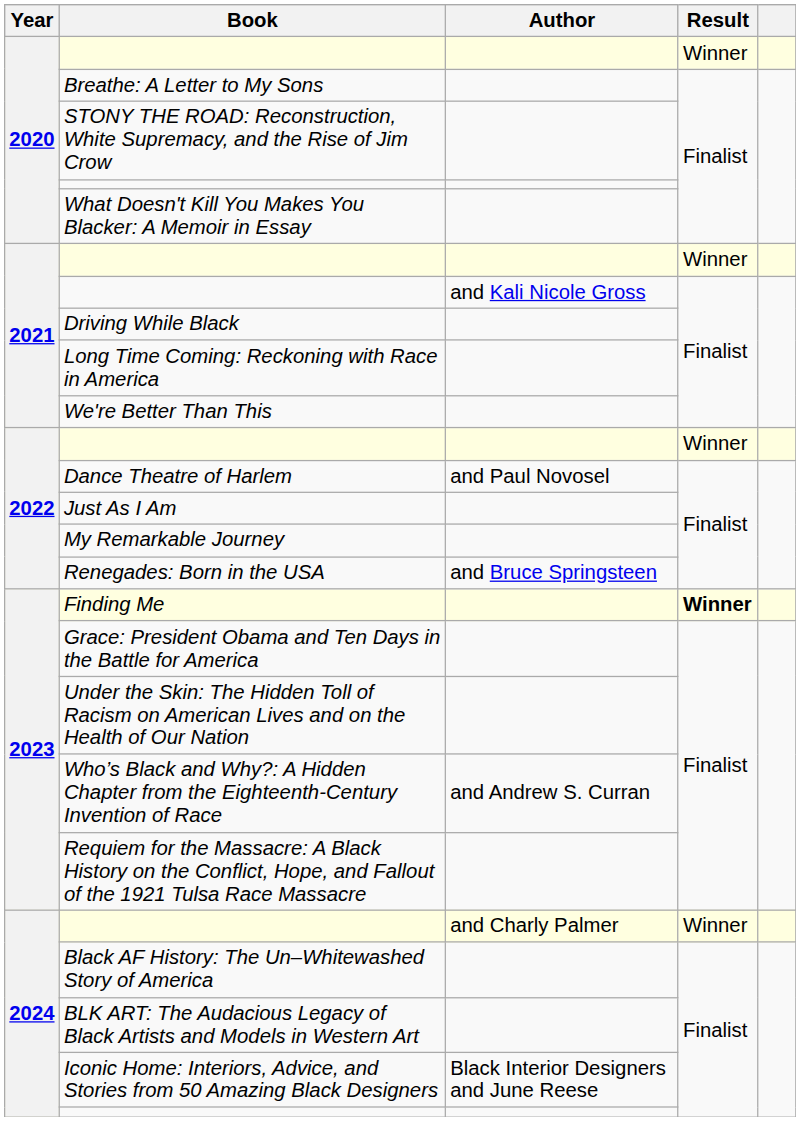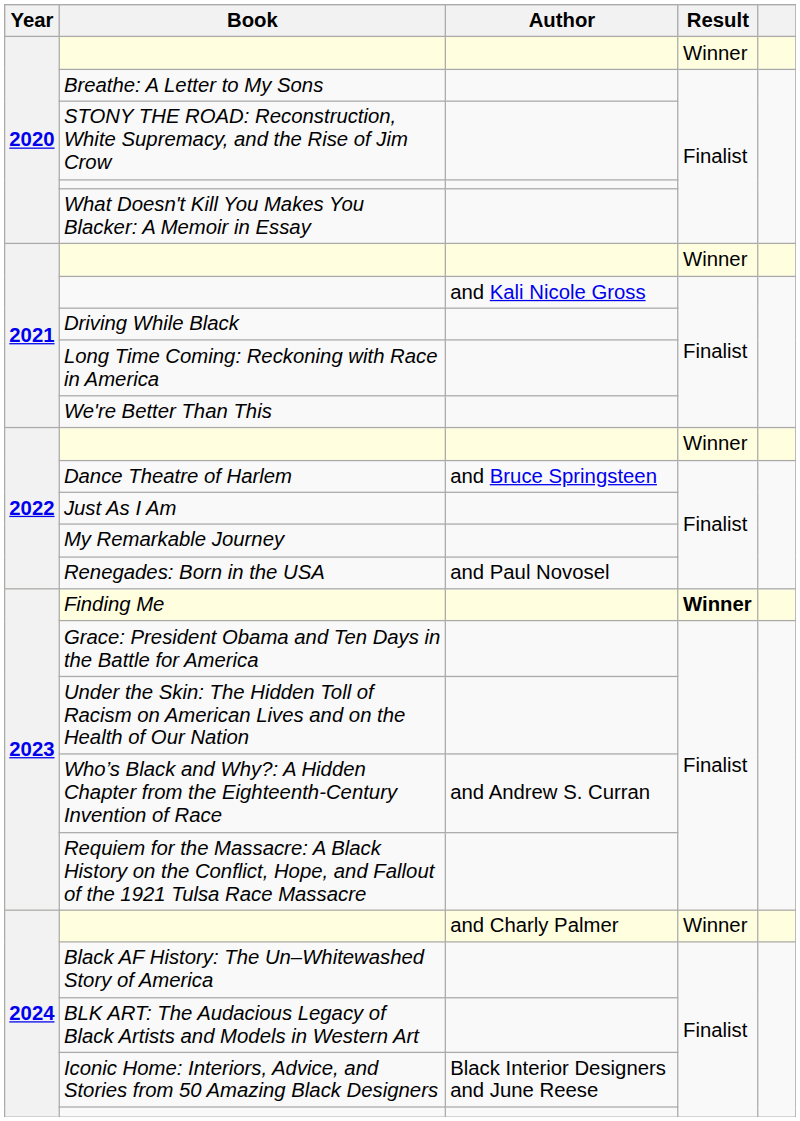(530, 475) and Paul Novosel -> (554, 475) and Bruce Springsteen
(554, 572) and Bruce Springsteen -> (530, 572) and Paul Novosel
